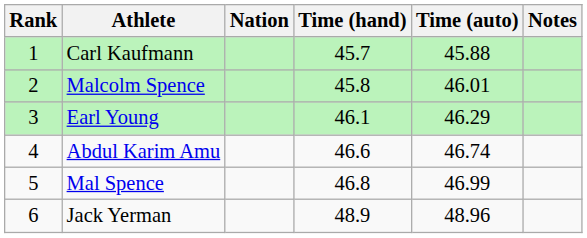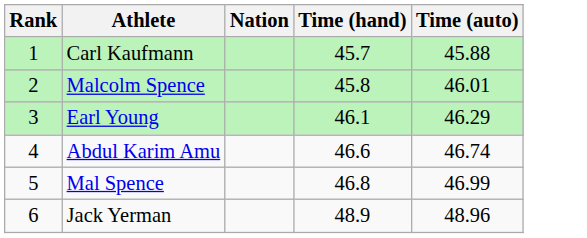- column: (552, 20)
